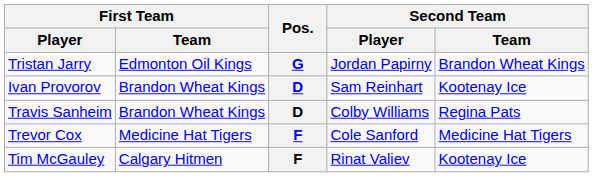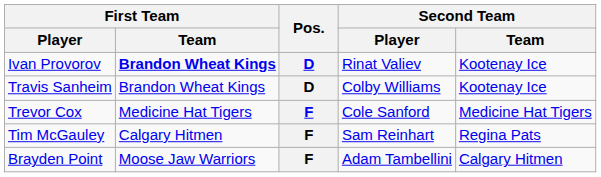- row: (49, 64)
(192, 87) normal -> (197, 64) bold
(376, 87) Sam Reinhart -> (381, 64) Rinat Valiev
(480, 111) Regina Pats -> (503, 87) Kootenay Ice
(370, 159) Rinat Valiev -> (388, 135) Sam Reinhart
(482, 159) Kootenay Ice -> (500, 135) Regina Pats
+ row: (55, 159)
